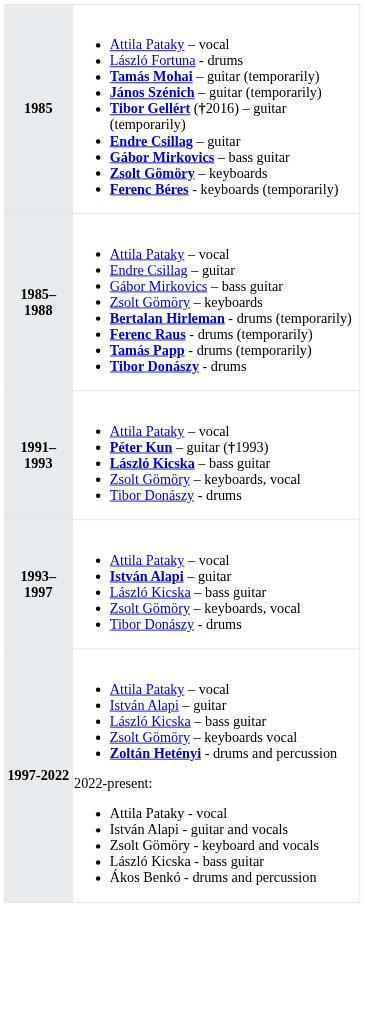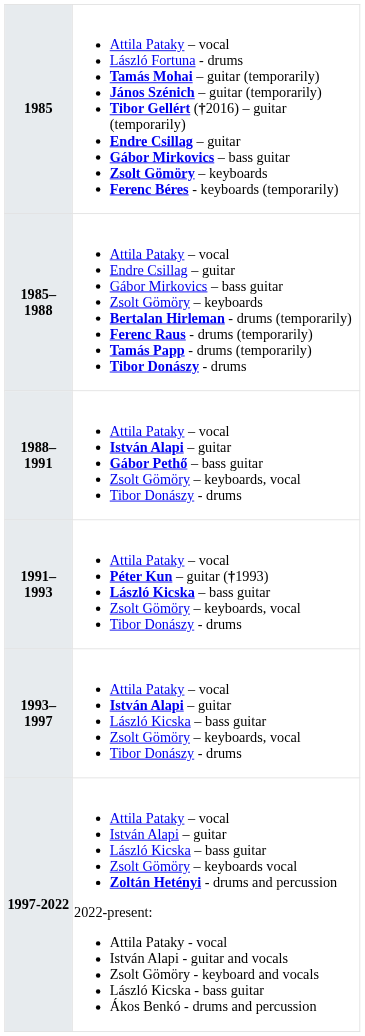+ row: (38, 455)
